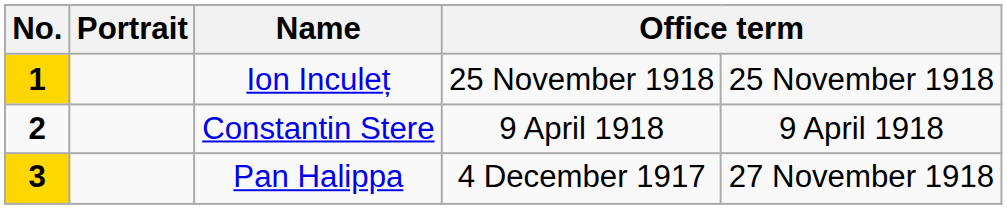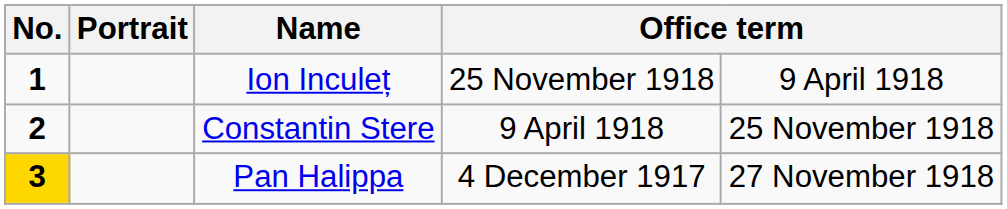(37, 78) gold background -> (37, 78) no background
(861, 78) 25 November 1918 -> (861, 78) 9 April 1918
(861, 128) 9 April 1918 -> (861, 128) 25 November 1918
